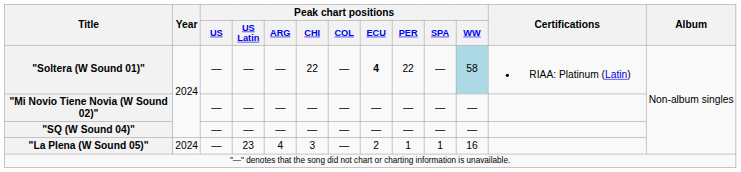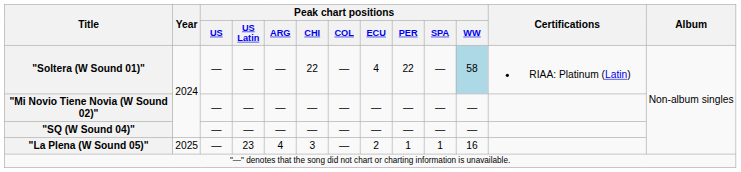(376, 69) bold -> (376, 69) normal
(187, 145) 2024 -> (187, 145) 2025
